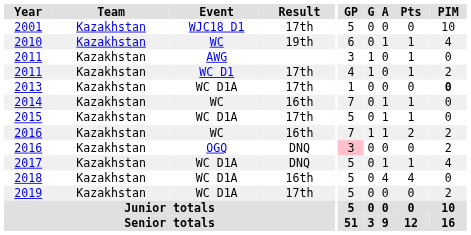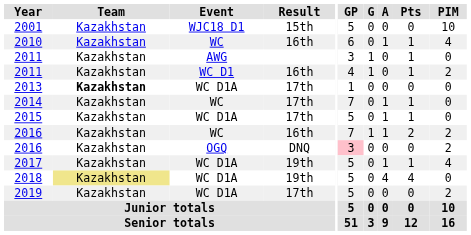(299, 27) 17th -> (299, 27) 15th
(299, 42) 19th -> (299, 42) 16th
(299, 72) 17th -> (299, 72) 16th
(111, 87) normal -> (111, 87) bold
(448, 87) bold -> (448, 87) normal
(299, 102) 16th -> (299, 102) 17th
(299, 163) DNQ -> (299, 163) 19th
(111, 178) no background -> (111, 178) khaki background
(299, 178) 16th -> (299, 178) 19th
